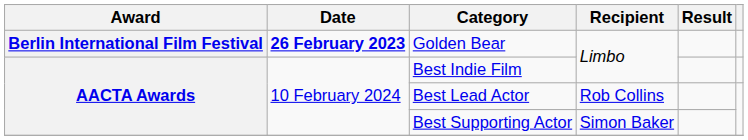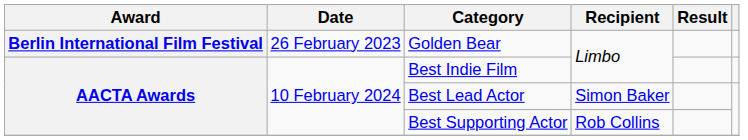(338, 43) bold -> (336, 43) normal
(622, 95) Rob Collins -> (622, 95) Simon Baker
(627, 122) Simon Baker -> (617, 122) Rob Collins
